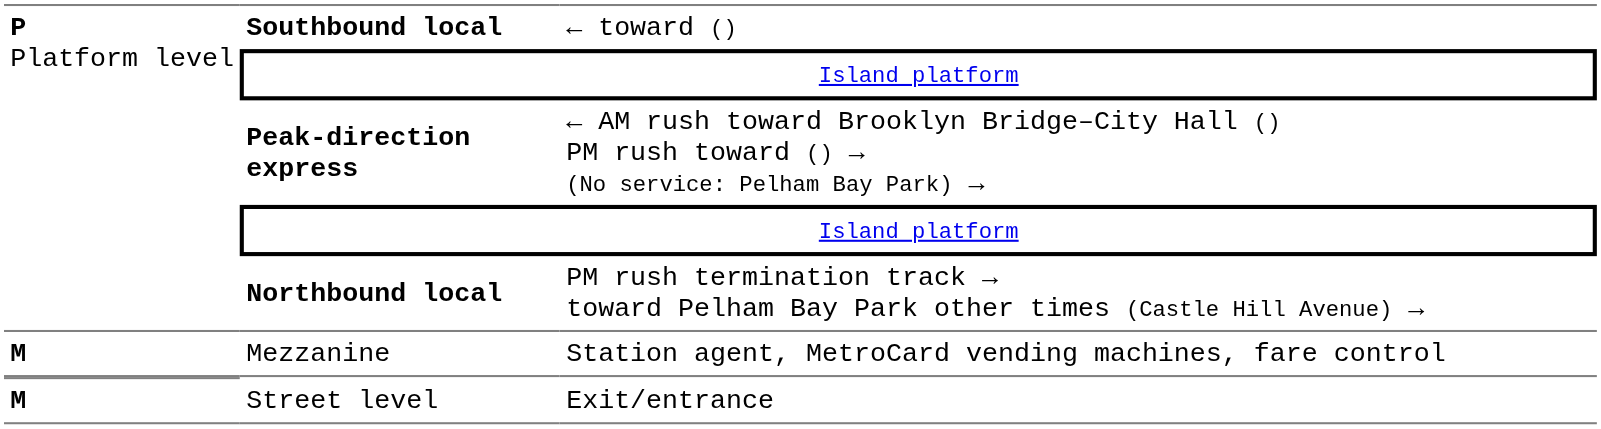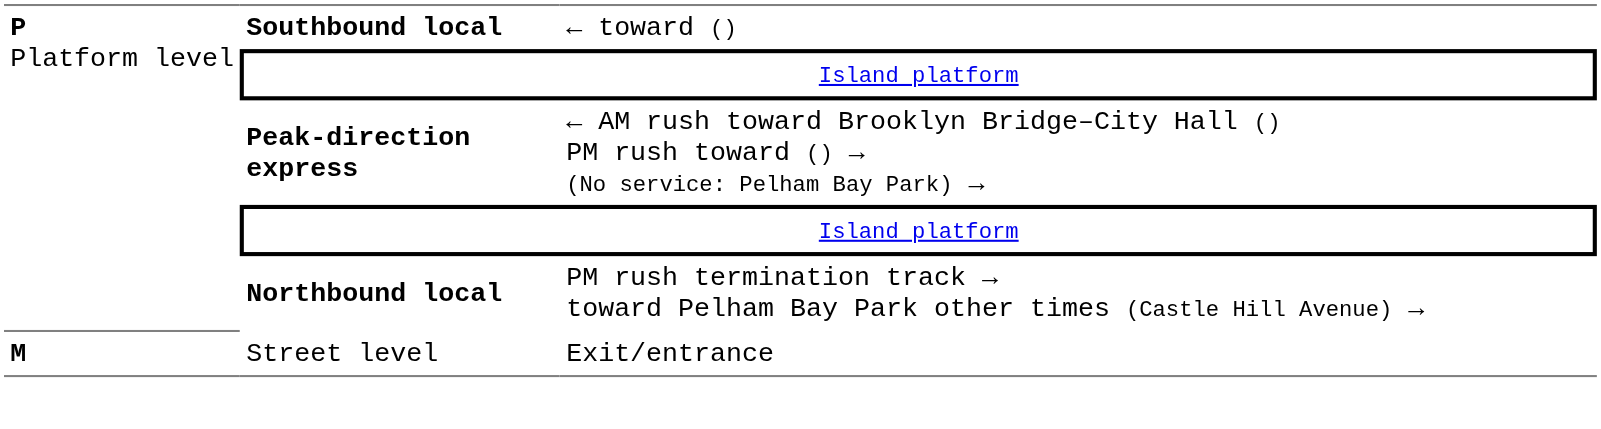- row: (318, 354)
